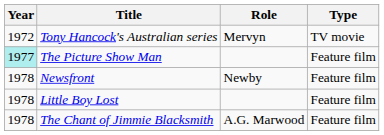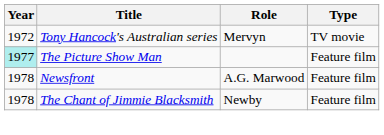(243, 78) Newby -> (264, 78) A.G. Marwood
- row: (79, 99)
(264, 120) A.G. Marwood -> (243, 99) Newby
